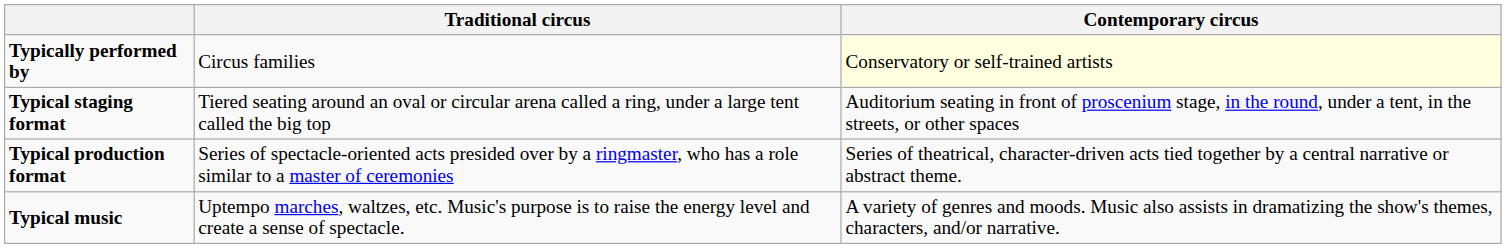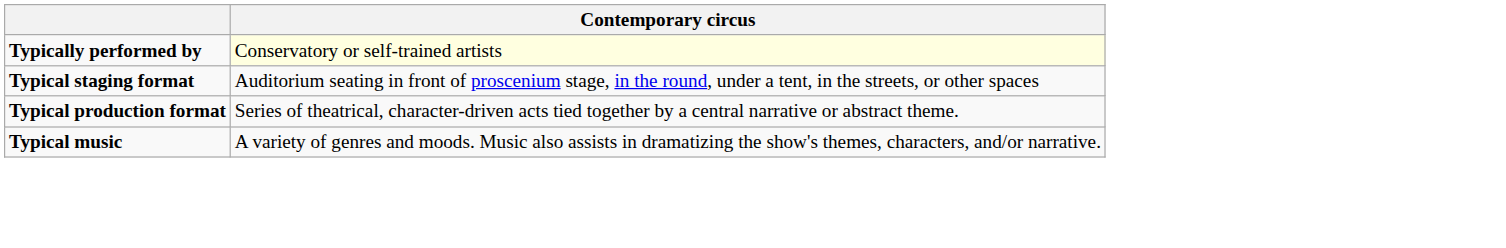- column: (517, 19)
